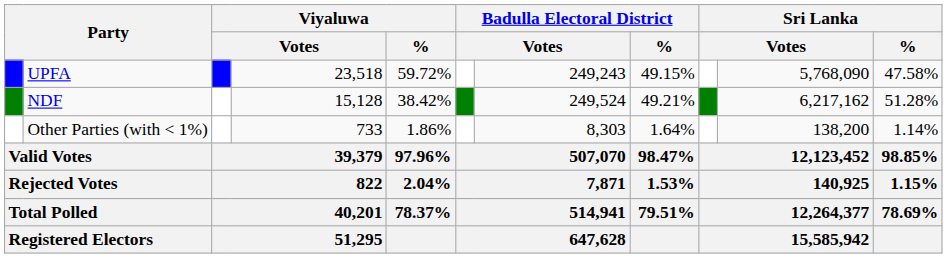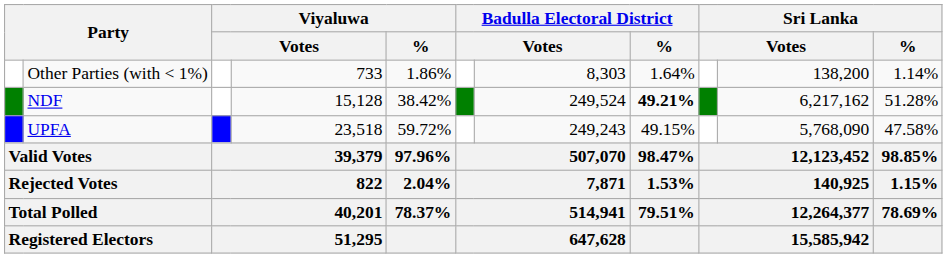rows swapped: (49, 73) <-> (118, 128)
(668, 101) normal -> (666, 101) bold
